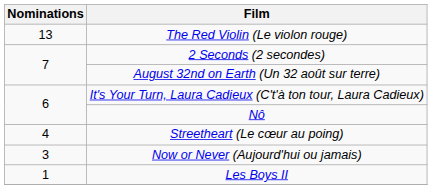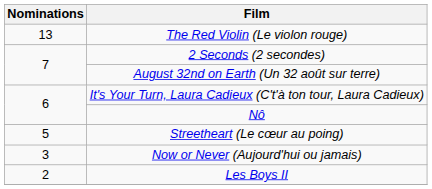(46, 134) 4 -> (46, 134) 5
(46, 174) 1 -> (46, 174) 2
